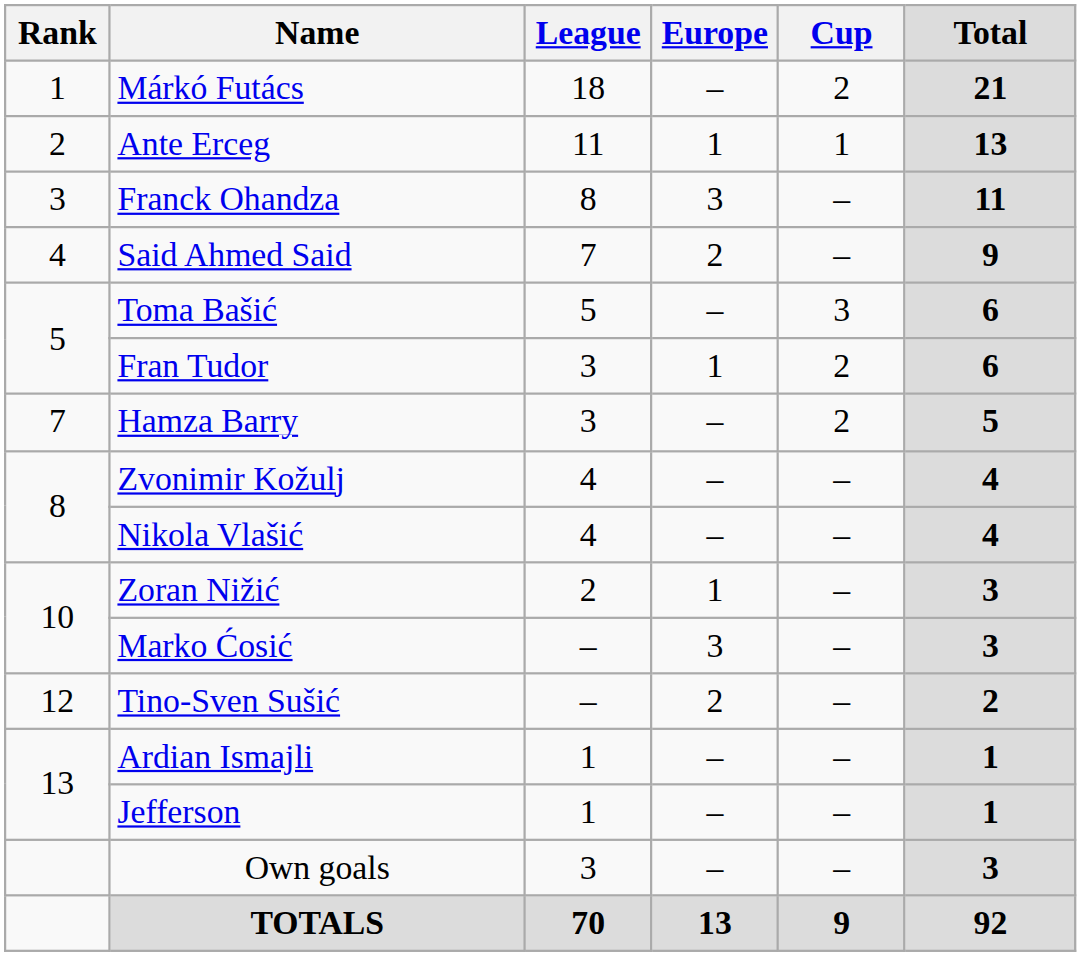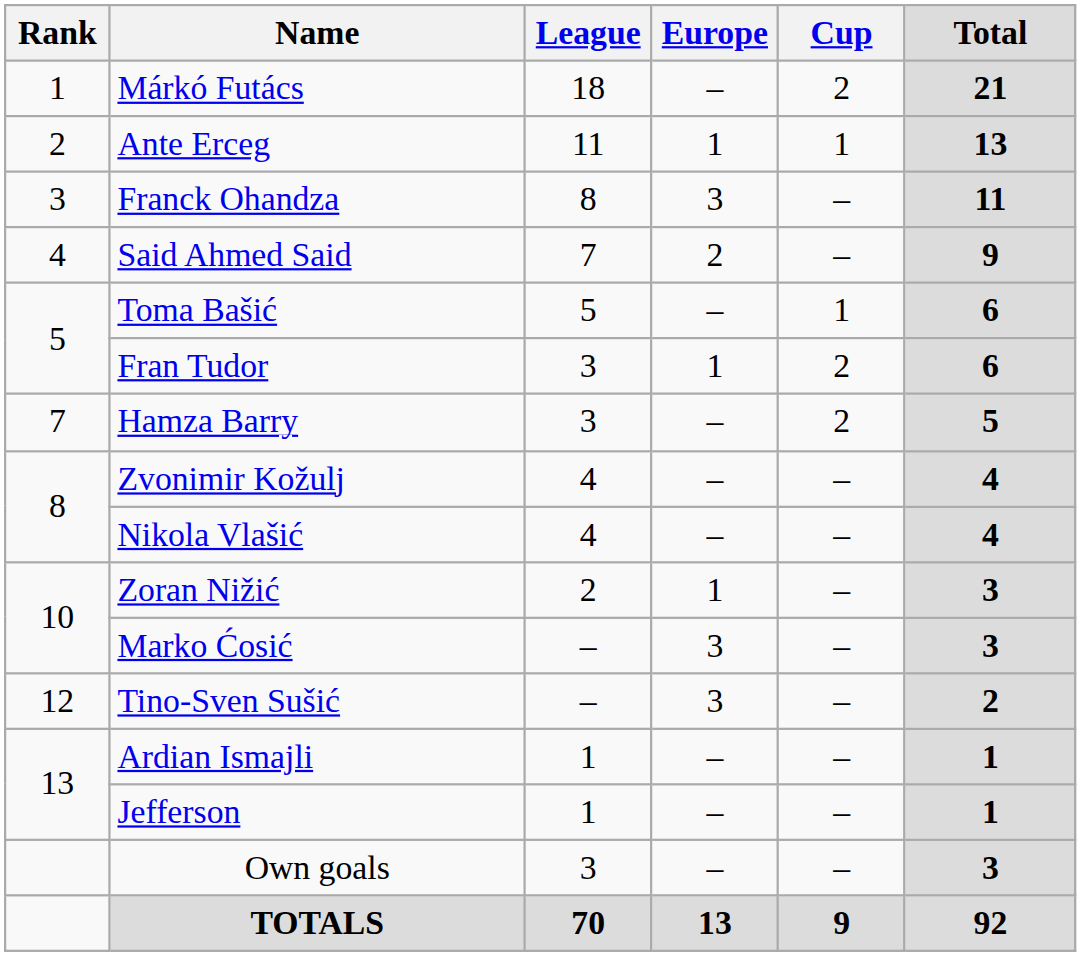(842, 310) 3 -> (842, 310) 1
(715, 700) 2 -> (715, 700) 3
